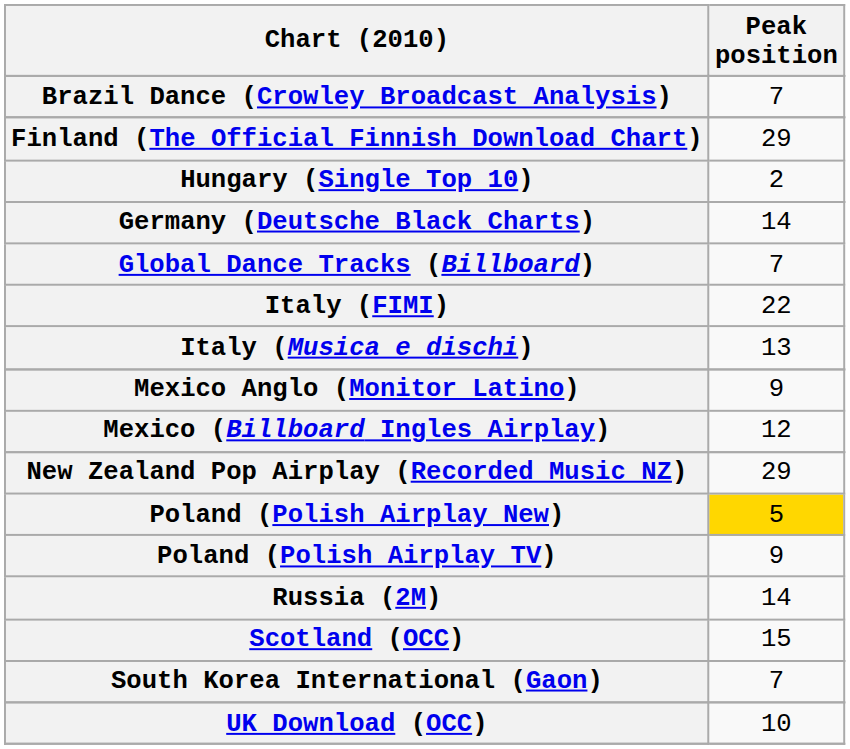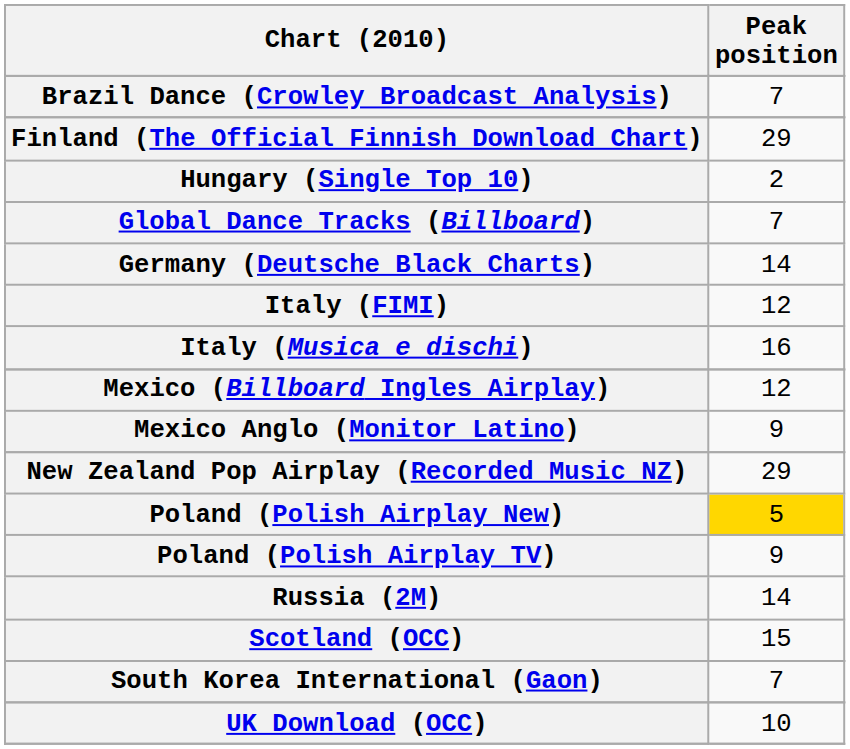rows swapped: (357, 222) <-> (357, 264)
(776, 306) 22 -> (776, 306) 12
(776, 348) 13 -> (776, 348) 16
rows swapped: (357, 389) <-> (357, 431)
